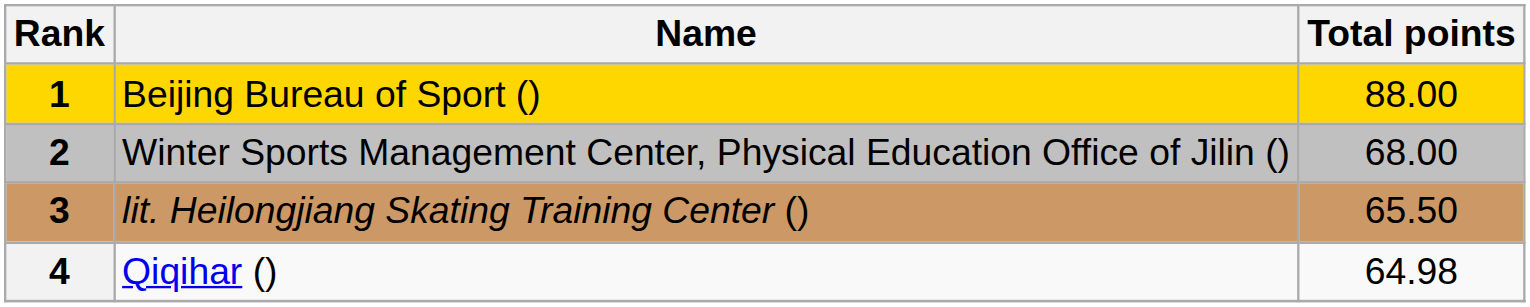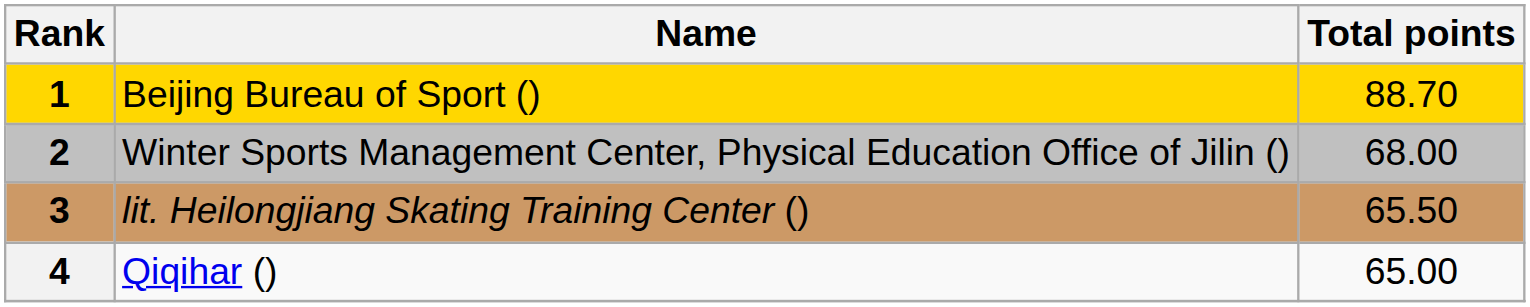(1411, 93) 88.00 -> (1411, 93) 88.70
(1411, 270) 64.98 -> (1411, 270) 65.00
